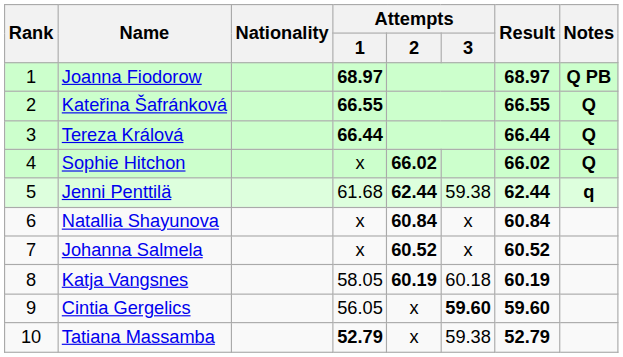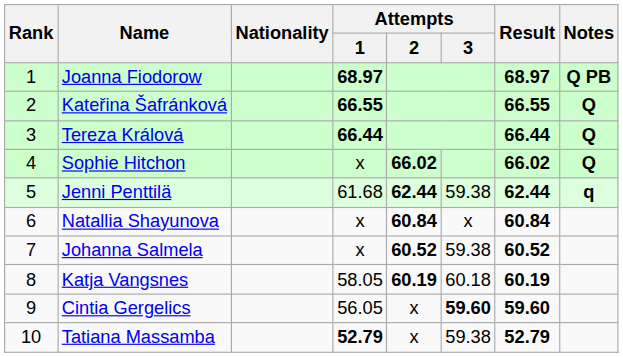(468, 250) x -> (468, 250) 59.38
